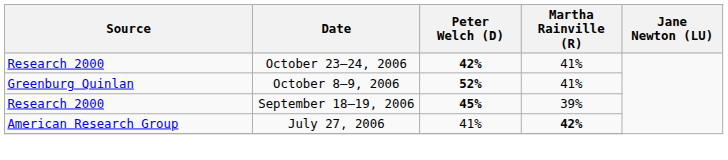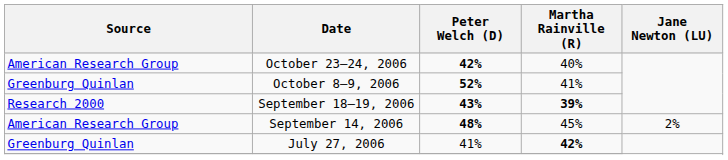(56, 63) Research 2000 -> (93, 63) American Research Group
(571, 63) 41% -> (571, 63) 40%
(470, 103) 45% -> (470, 103) 43%
(571, 103) normal -> (571, 103) bold
+ row: (336, 124)
(93, 124) American Research Group -> (71, 144) Greenburg Quinlan
